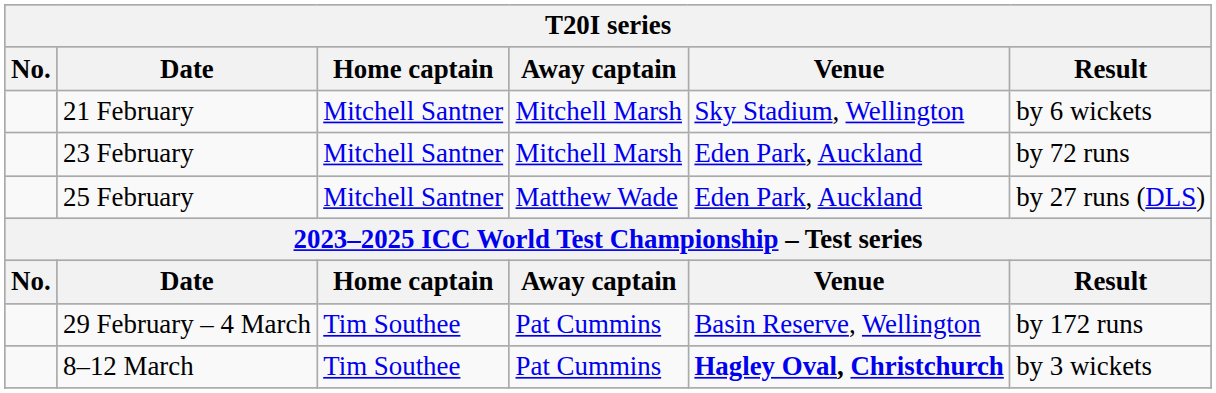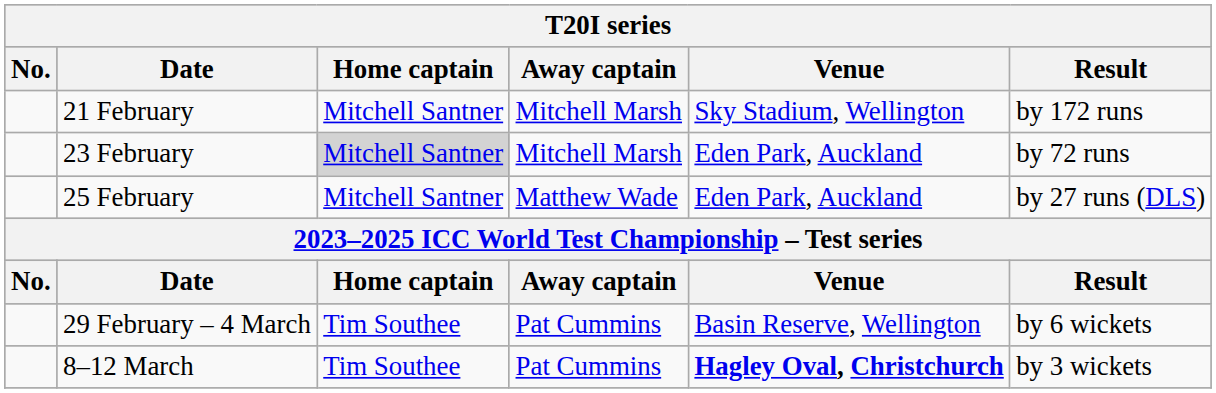(1084, 111) by 6 wickets -> (1080, 111) by 172 runs
(413, 153) no background -> (413, 153) lightgrey background
(1080, 324) by 172 runs -> (1084, 324) by 6 wickets
